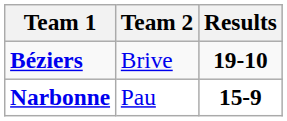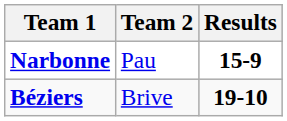rows swapped: (46, 60) <-> (60, 97)
